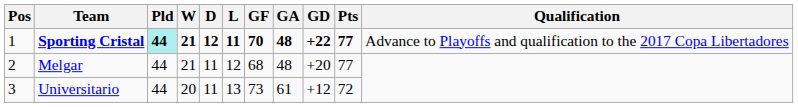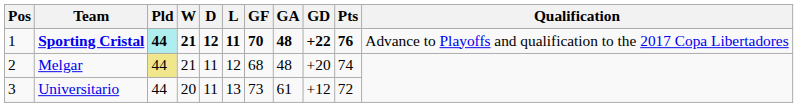(345, 41) 77 -> (345, 41) 76
(159, 65) no background -> (159, 65) khaki background
(345, 65) 77 -> (345, 65) 74
